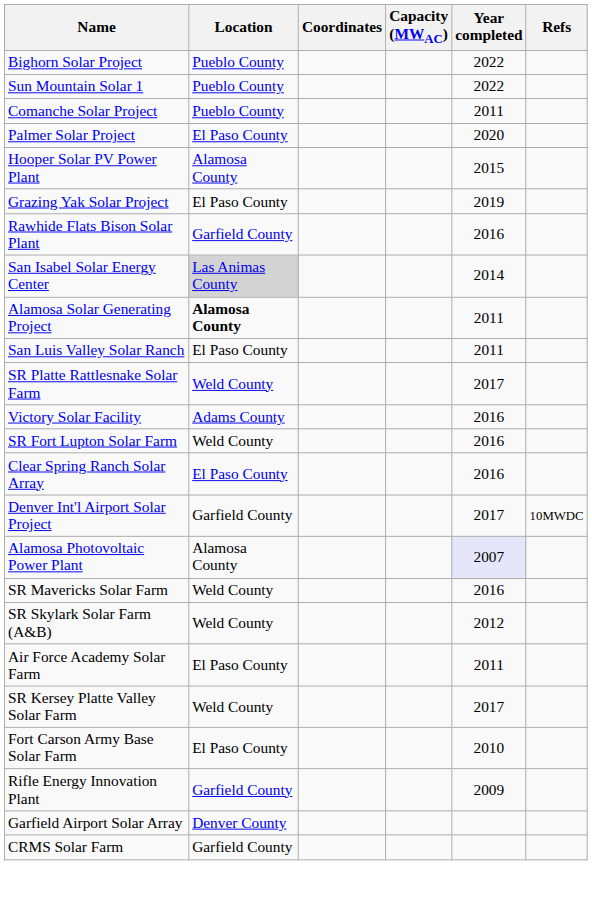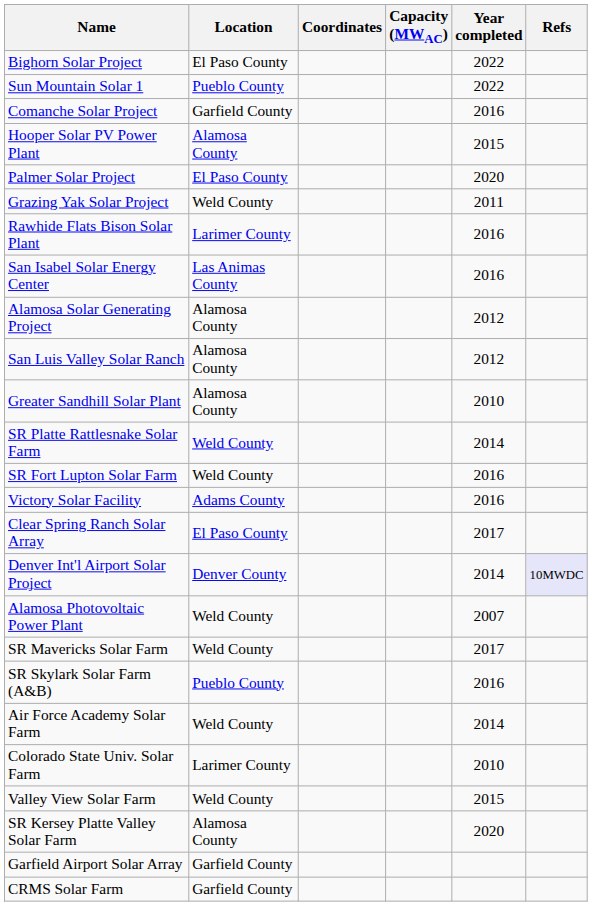(238, 62) Pueblo County -> (240, 62) El Paso County
(238, 111) Pueblo County -> (242, 111) Garfield County
(489, 111) 2011 -> (489, 111) 2016
rows swapped: (72, 135) <-> (82, 168)
(240, 201) El Paso County -> (233, 201) Weld County
(489, 201) 2019 -> (489, 201) 2011
(242, 234) Garfield County -> (241, 234) Larimer County
(229, 276) lightgrey background -> (229, 276) no background
(489, 276) 2014 -> (489, 276) 2016
(221, 317) bold -> (219, 317) normal
(489, 317) 2011 -> (489, 317) 2012
(240, 350) El Paso County -> (219, 359) Alamosa County
(489, 350) 2011 -> (489, 359) 2012
+ row: (94, 400)
(489, 383) 2017 -> (489, 442) 2014
rows swapped: (93, 441) <-> (75, 416)
(489, 474) 2016 -> (489, 532) 2017
(242, 515) Garfield County -> (239, 574) Denver County
(489, 515) 2017 -> (489, 574) 2014
(557, 516) no background -> (557, 575) lavender background
(219, 557) Alamosa County -> (233, 616) Weld County
(489, 557) lavender background -> (489, 616) no background
(489, 590) 2016 -> (489, 649) 2017
(233, 623) Weld County -> (238, 682) Pueblo County
(489, 623) 2012 -> (489, 682) 2016
(240, 664) El Paso County -> (233, 723) Weld County
(489, 664) 2011 -> (489, 723) 2014
+ row: (91, 765)
+ row: (82, 798)
(233, 706) Weld County -> (219, 831) Alamosa County
(489, 706) 2017 -> (489, 831) 2020
- row: (81, 748)
- row: (83, 789)
(239, 822) Denver County -> (242, 864) Garfield County
